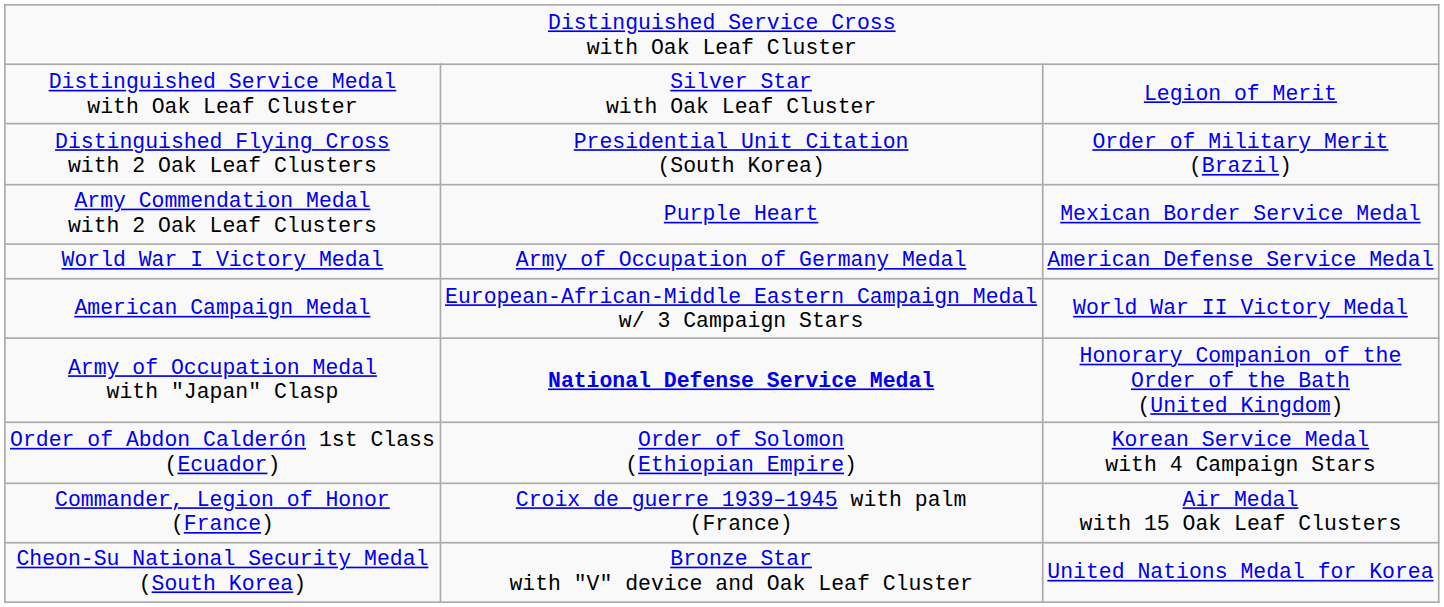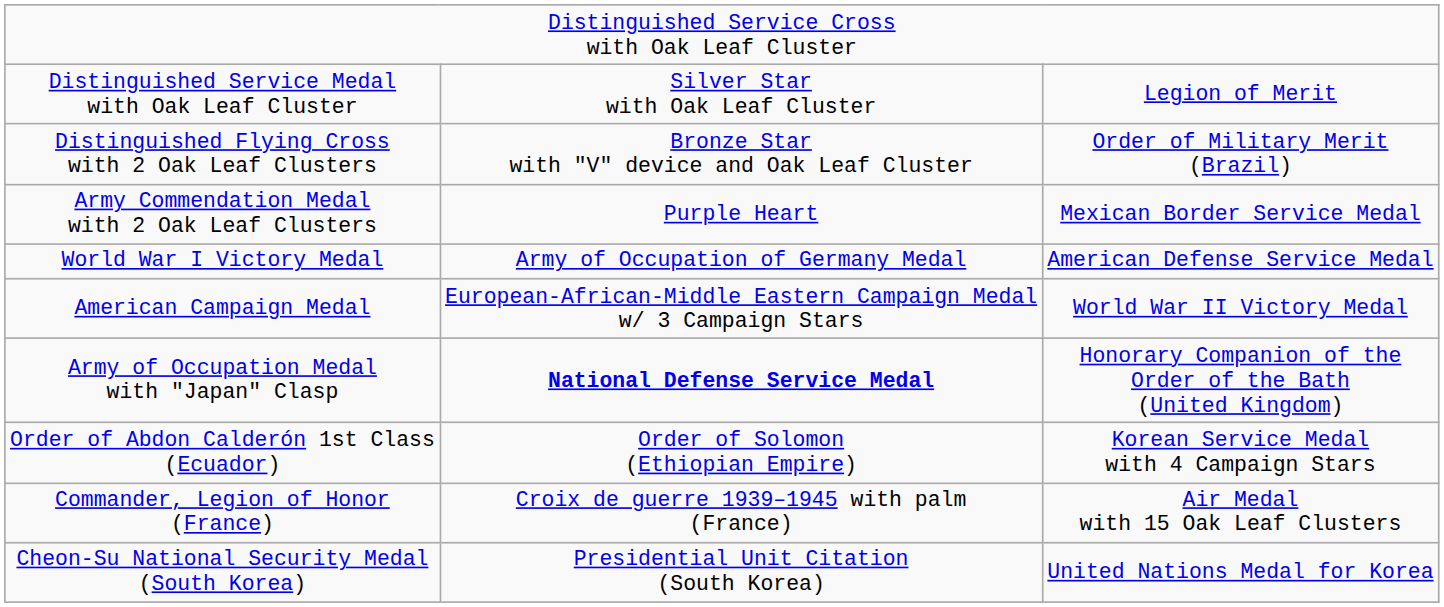(741, 154) Presidential Unit Citation (South Korea) -> (741, 154) Bronze Star with "V" device and Oak Leaf Cluster
(741, 572) Bronze Star with "V" device and Oak Leaf Cluster -> (741, 572) Presidential Unit Citation (South Korea)
